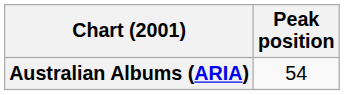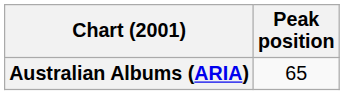(296, 73) 54 -> (296, 73) 65
